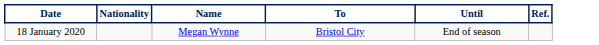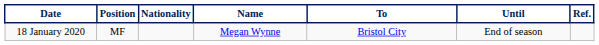+ column: (117, 14)
